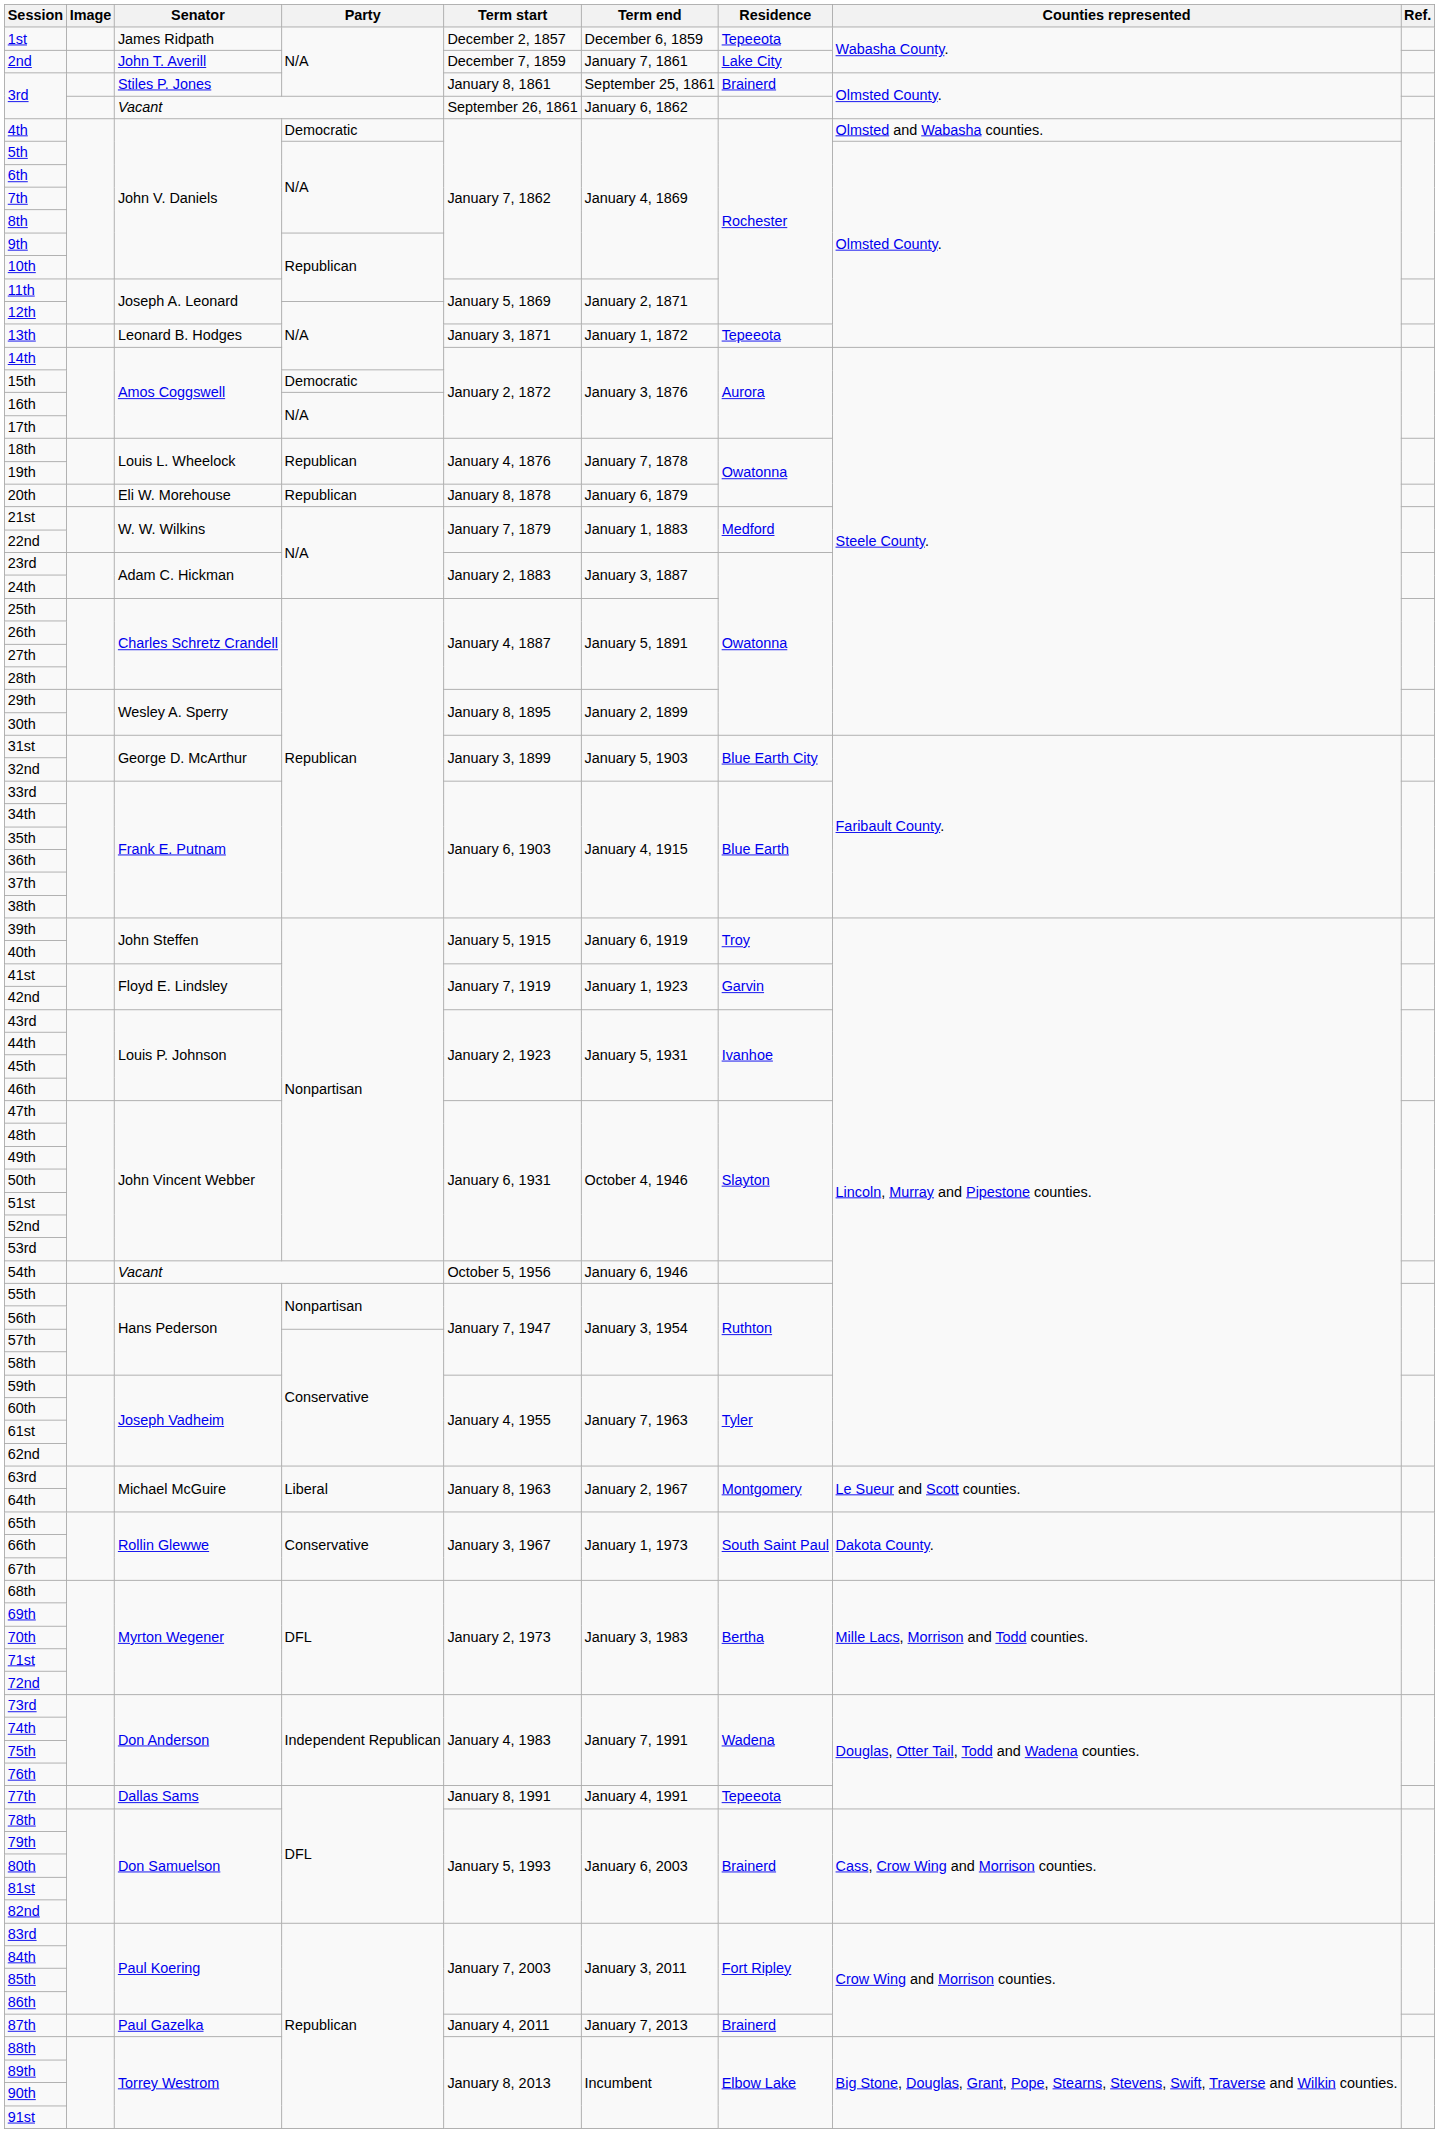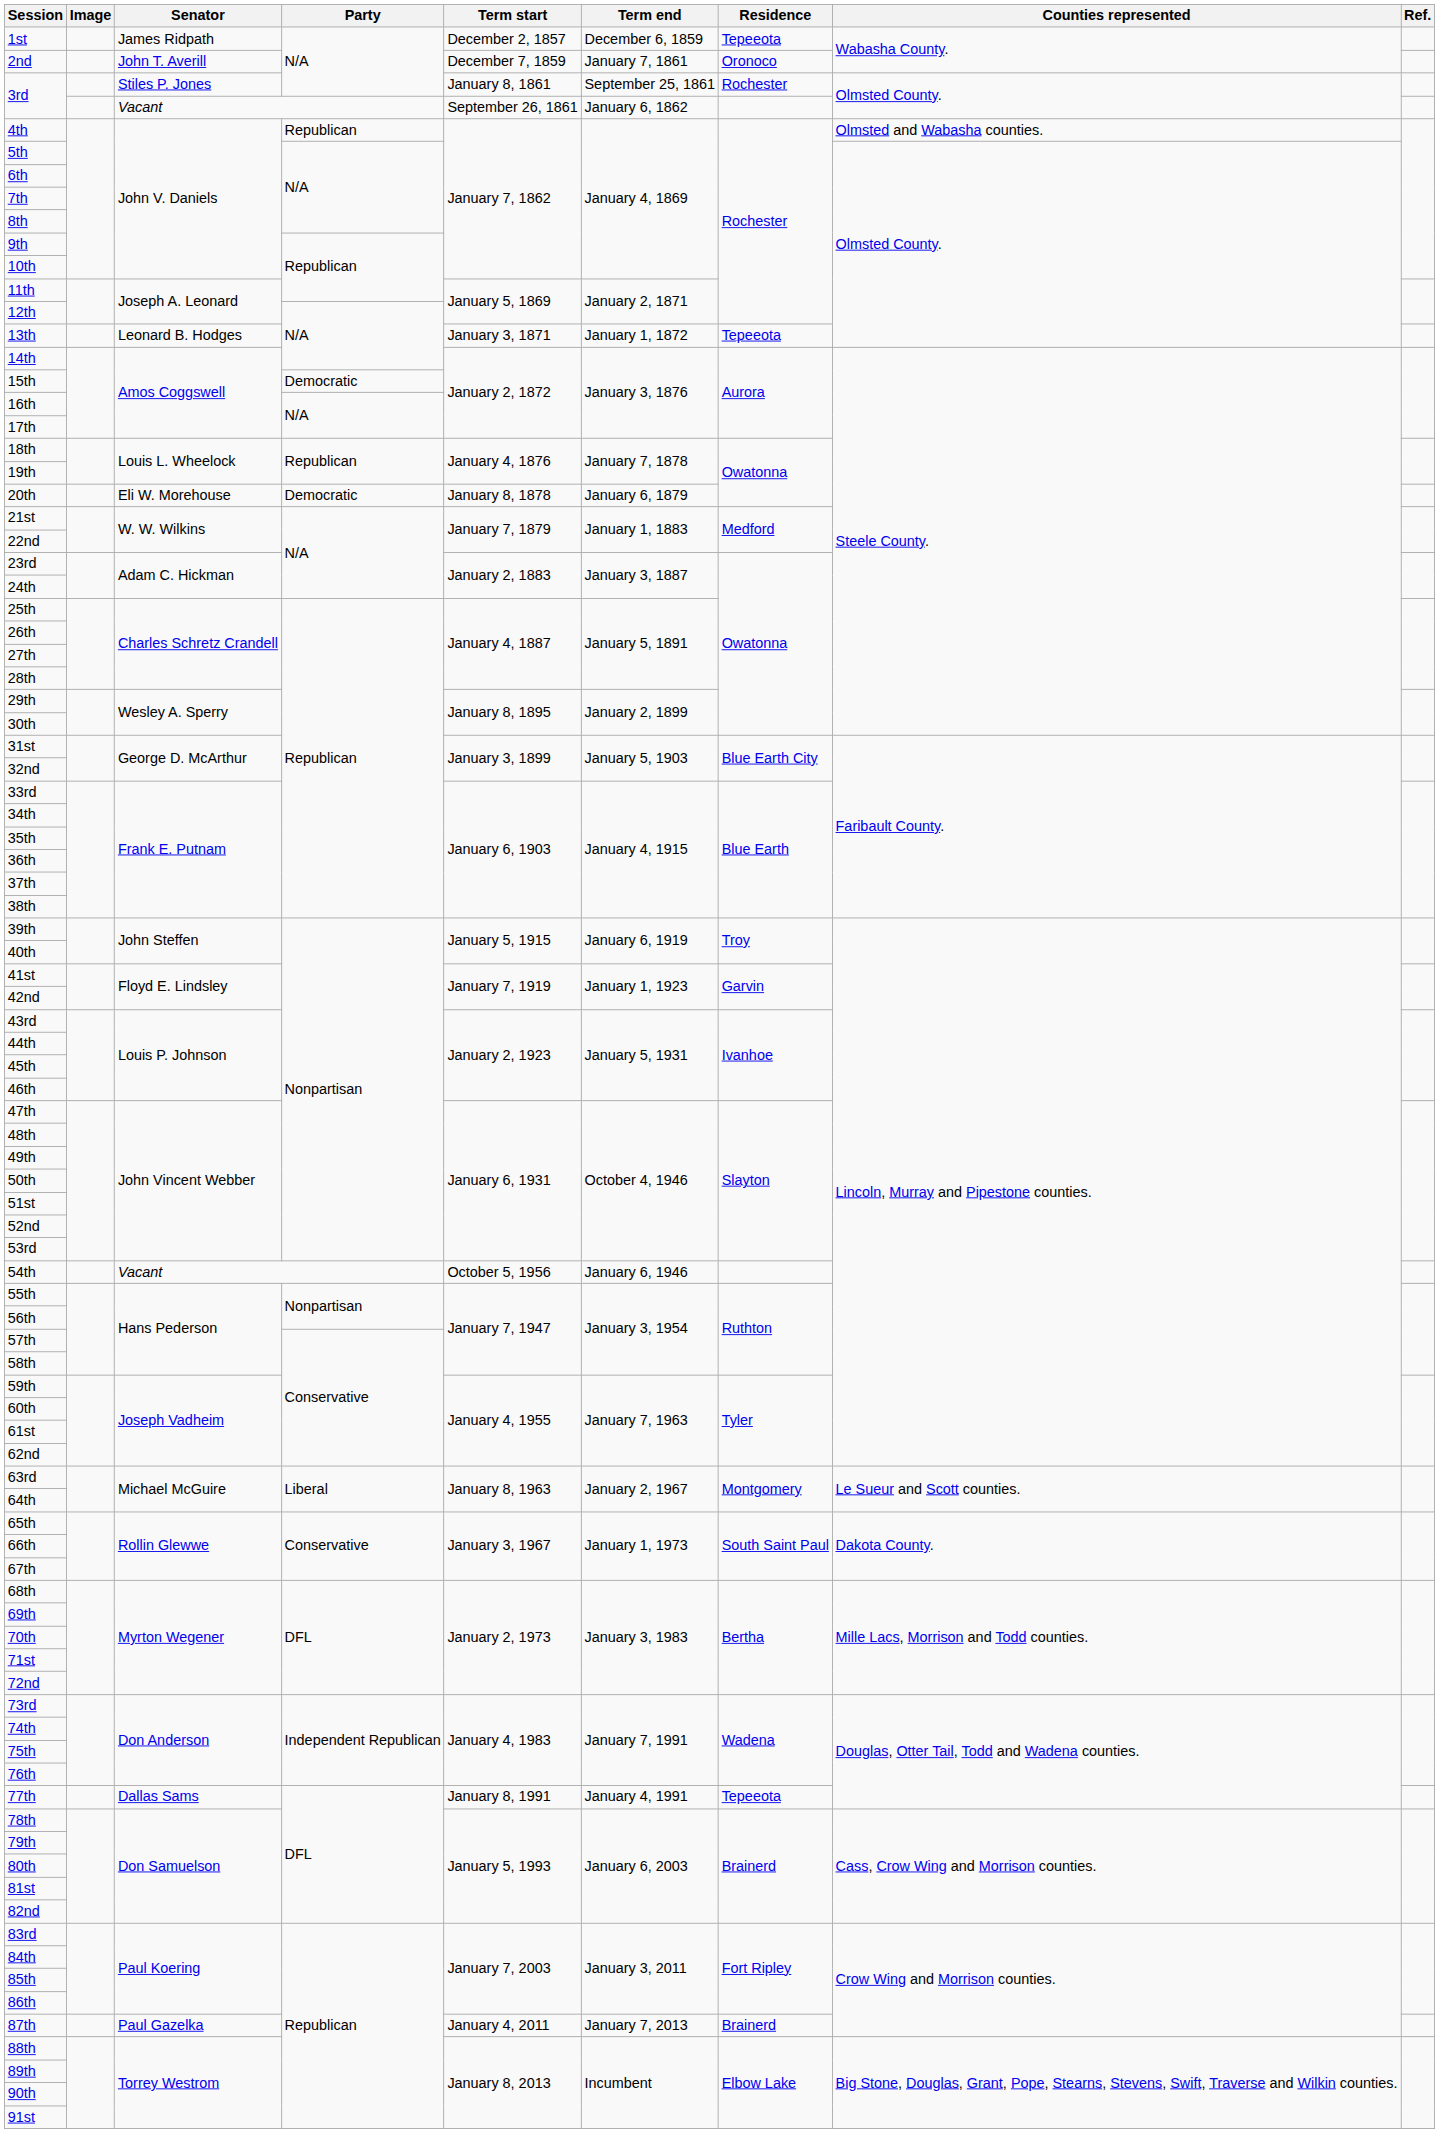(752, 61) Lake City -> (749, 61) Oronoco
(749, 84) Brainerd -> (754, 84) Rochester
(321, 130) Democratic -> (321, 130) Republican
(321, 495) Republican -> (321, 495) Democratic
